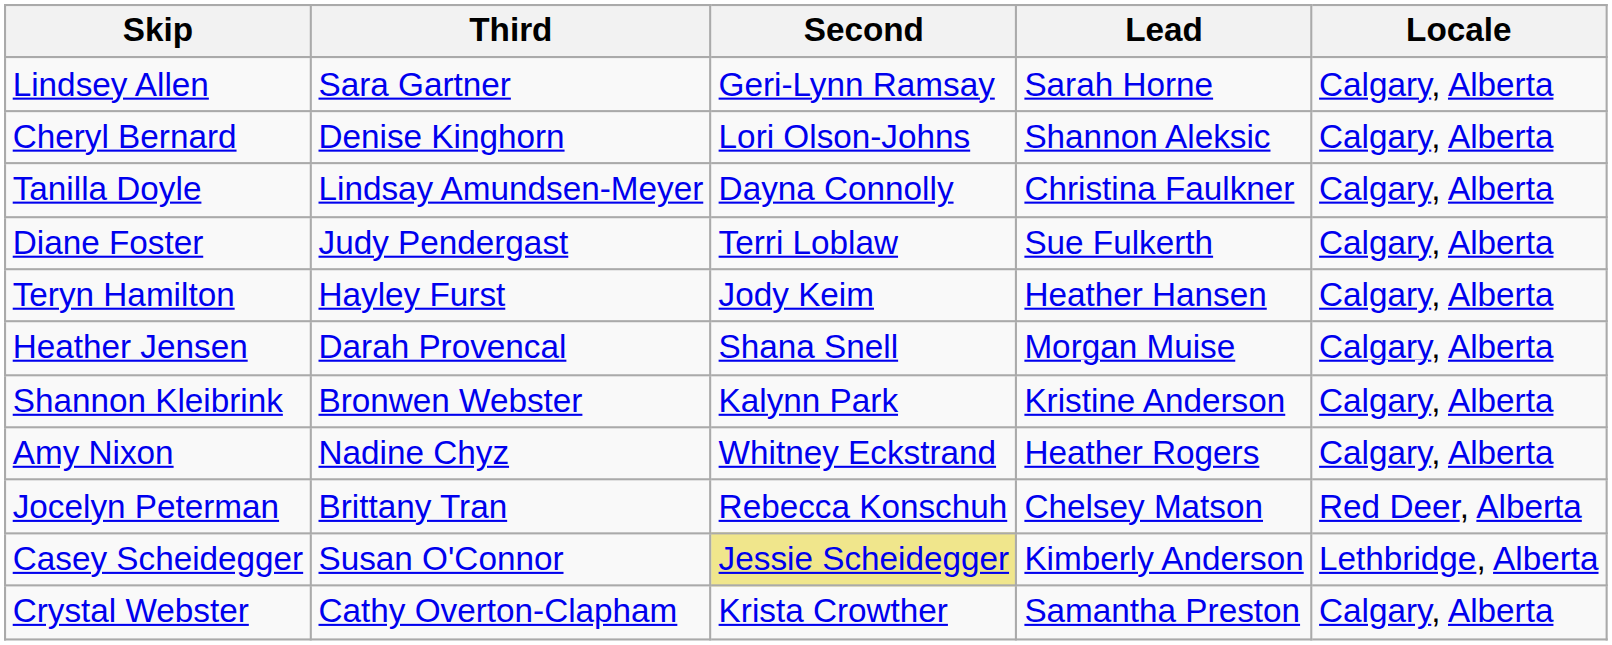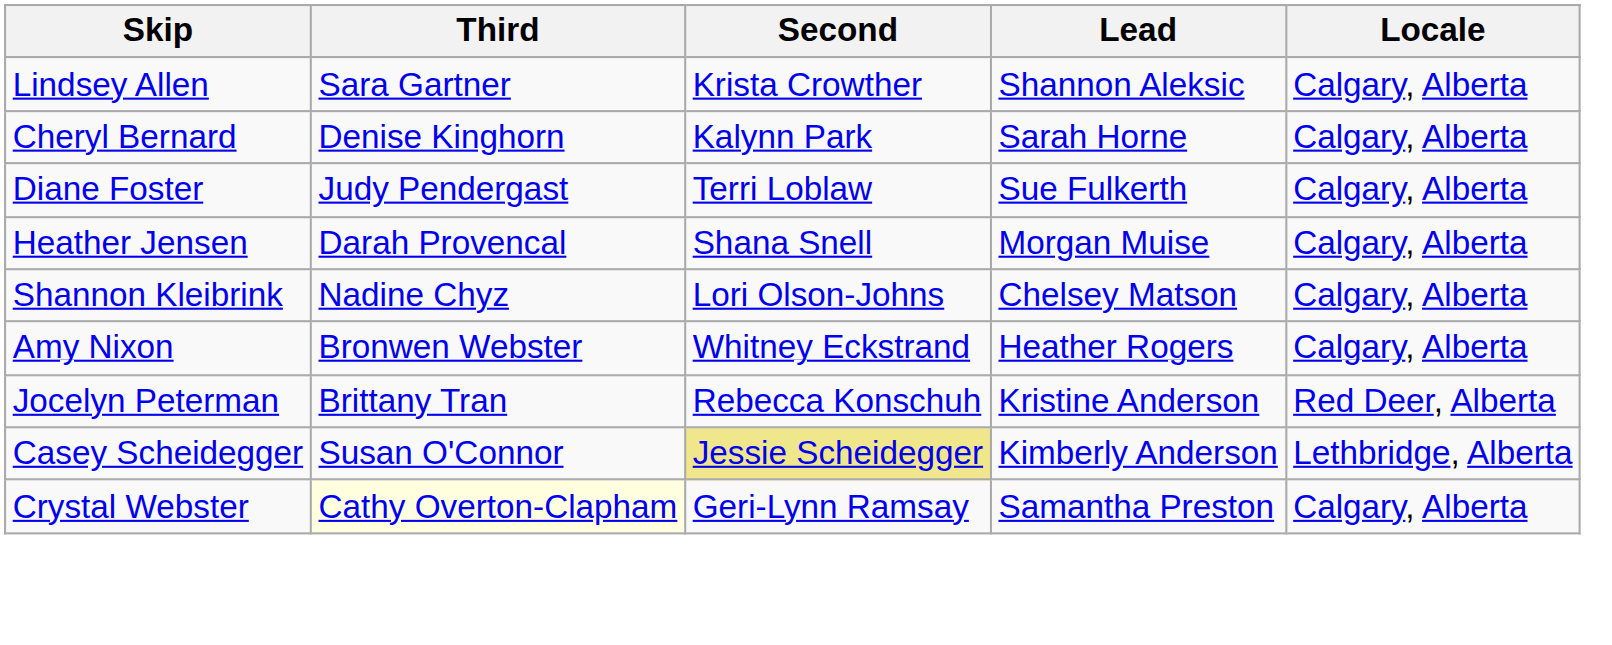(857, 83) Geri-Lynn Ramsay -> (807, 83) Krista Crowther
(1119, 83) Sarah Horne -> (1122, 83) Shannon Aleksic
(844, 136) Lori Olson-Johns -> (782, 136) Kalynn Park
(1147, 136) Shannon Aleksic -> (1093, 136) Sarah Horne
- row: (107, 189)
- row: (124, 294)
(450, 400) Bronwen Webster -> (414, 294) Nadine Chyz
(808, 400) Kalynn Park -> (818, 294) Lori Olson-Johns
(1155, 400) Kristine Anderson -> (1118, 294) Chelsey Matson
(414, 453) Nadine Chyz -> (450, 347) Bronwen Webster
(1144, 505) Chelsey Matson -> (1129, 400) Kristine Anderson
(498, 611) no background -> (498, 505) lightyellow background
(833, 611) Krista Crowther -> (831, 505) Geri-Lynn Ramsay
